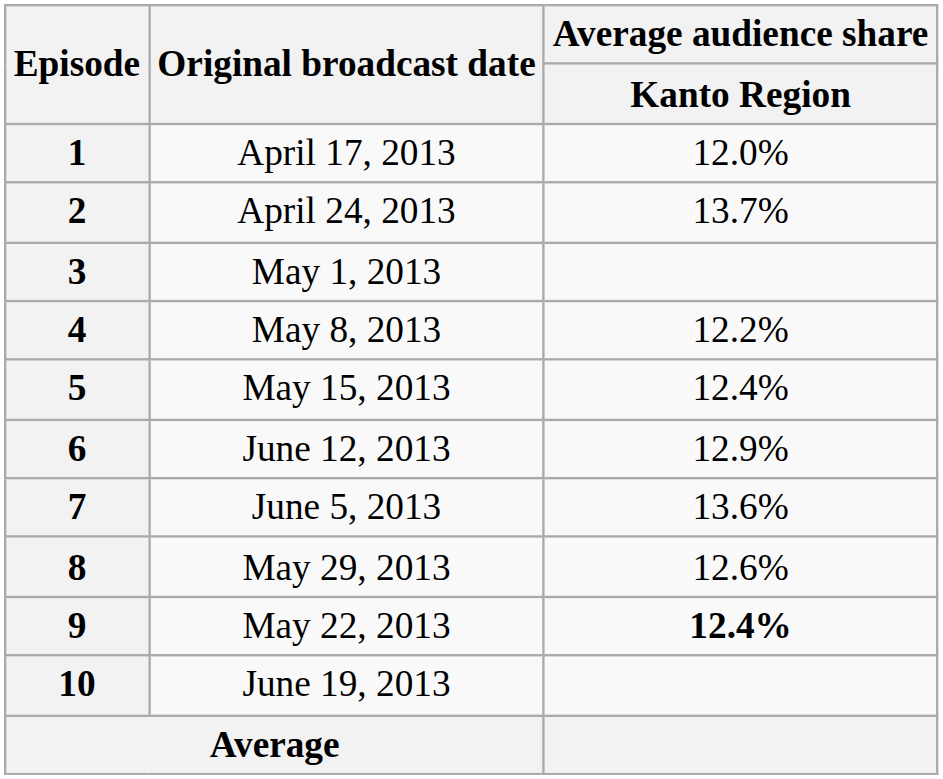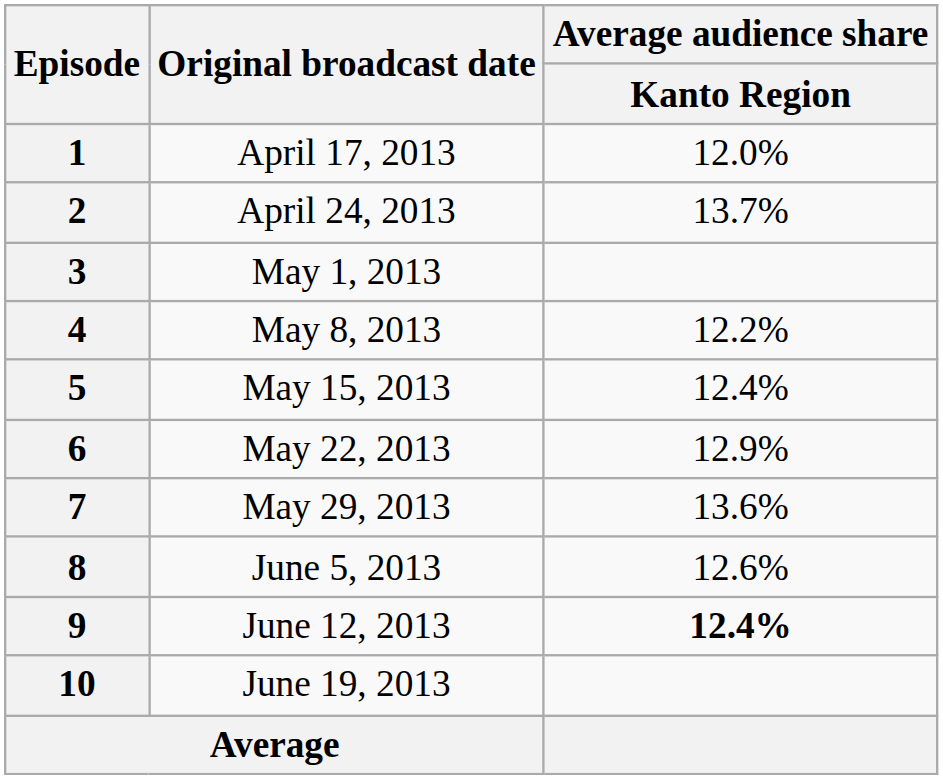(346, 447) June 12, 2013 -> (346, 447) May 22, 2013
(346, 507) June 5, 2013 -> (346, 507) May 29, 2013
(346, 566) May 29, 2013 -> (346, 566) June 5, 2013
(346, 625) May 22, 2013 -> (346, 625) June 12, 2013
